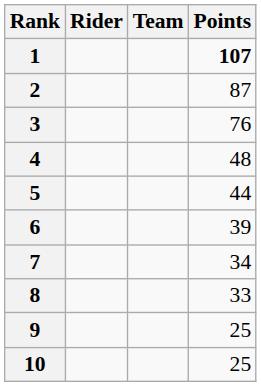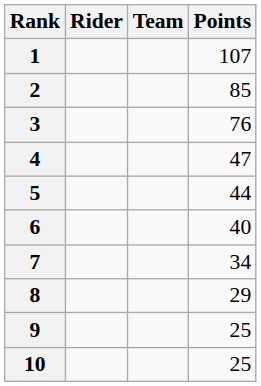(235, 55) bold -> (235, 55) normal
(240, 90) 87 -> (240, 90) 85
(240, 158) 48 -> (240, 158) 47
(240, 227) 39 -> (240, 227) 40
(240, 295) 33 -> (240, 295) 29
